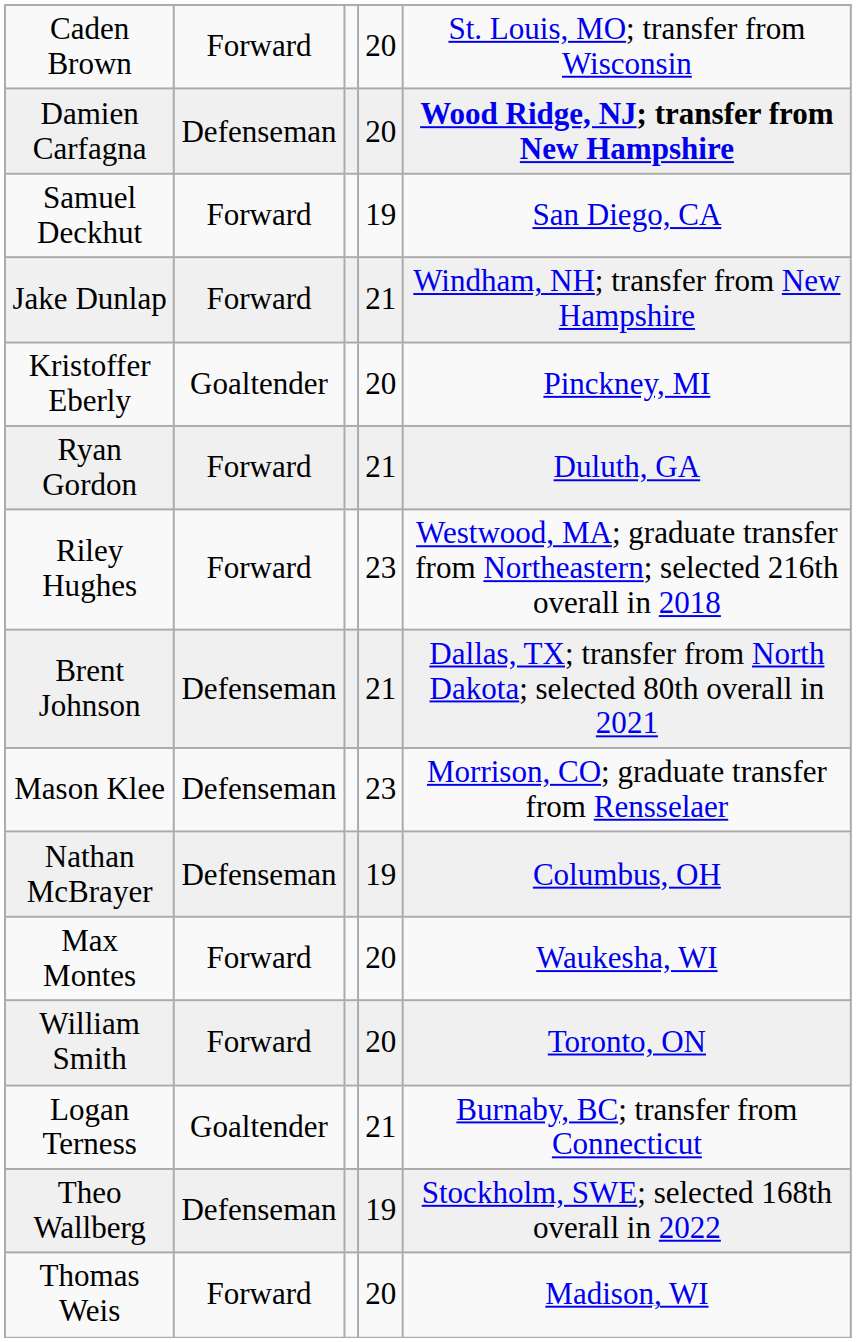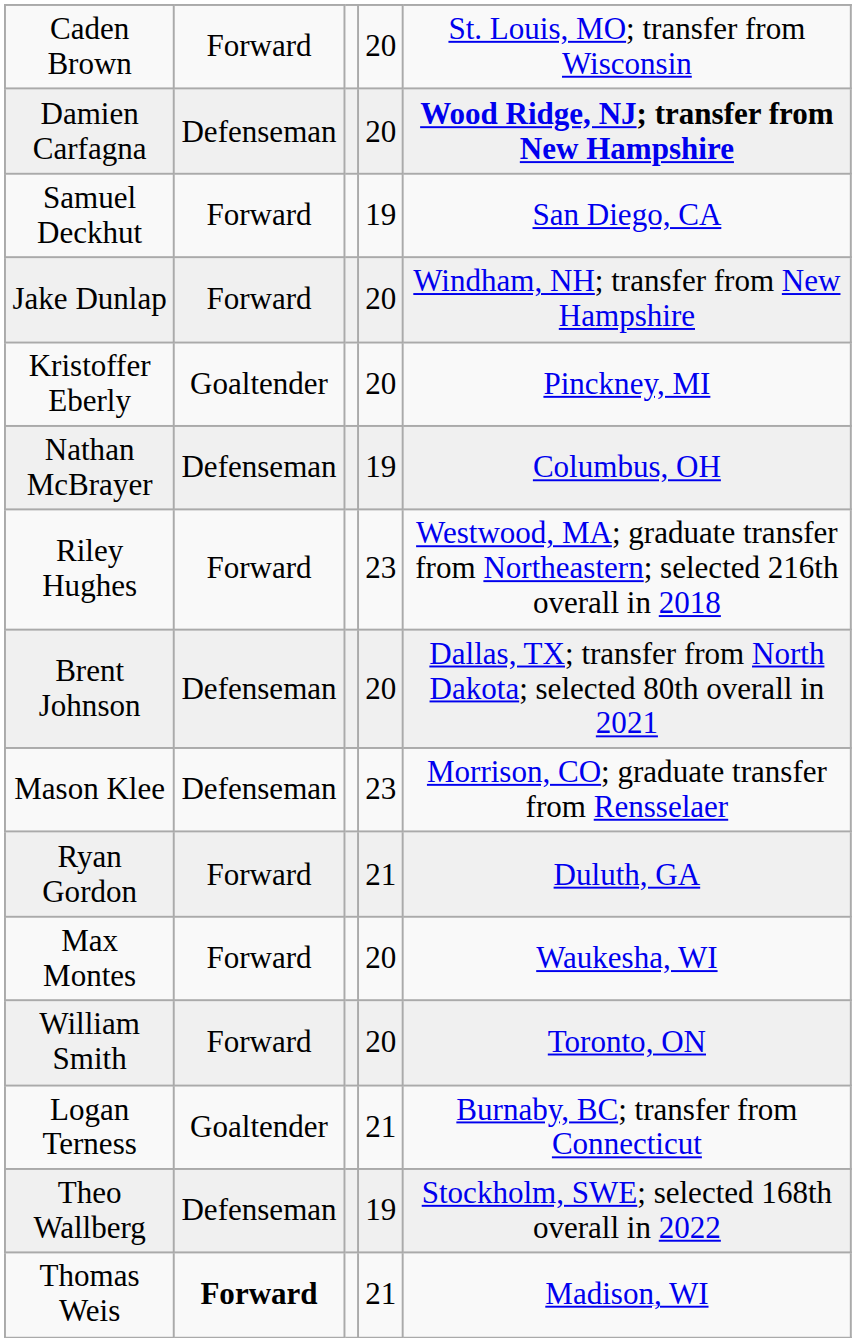(381, 299) 21 -> (381, 299) 20
rows swapped: (90, 467) <-> (90, 873)
(381, 687) 21 -> (381, 687) 20
(259, 1294) normal -> (259, 1294) bold
(381, 1294) 20 -> (381, 1294) 21
